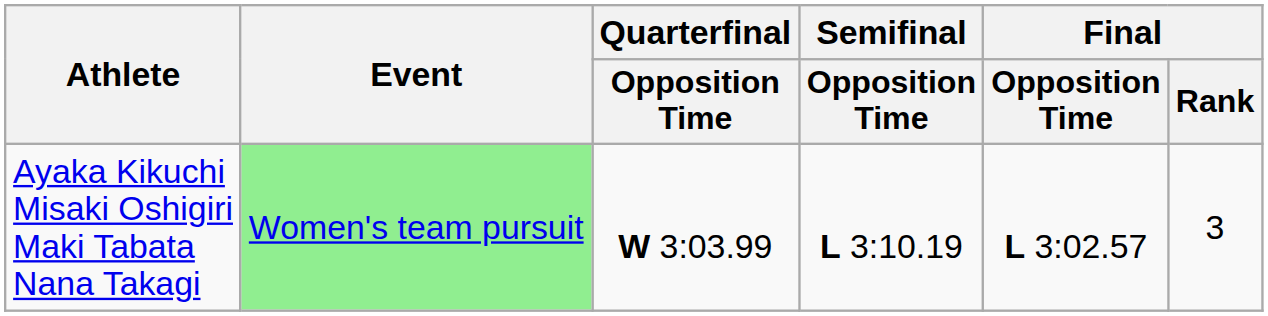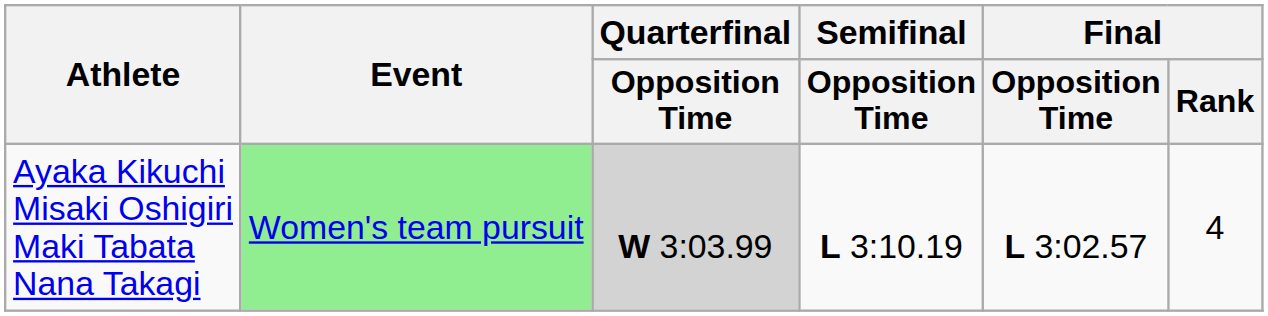(695, 247) no background -> (695, 247) lightgrey background
(1215, 228) 3 -> (1215, 228) 4
